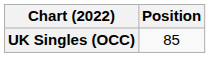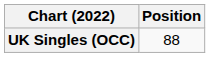(172, 40) 85 -> (172, 40) 88
